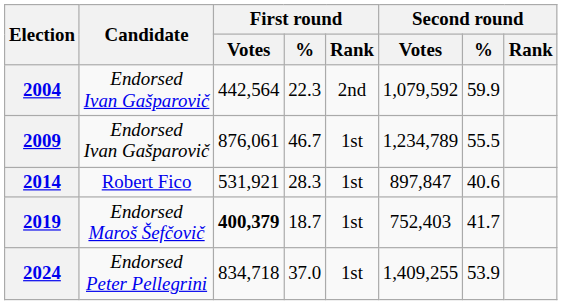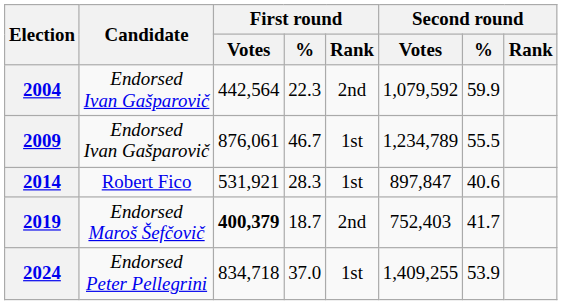(352, 222) 1st -> (352, 222) 2nd
